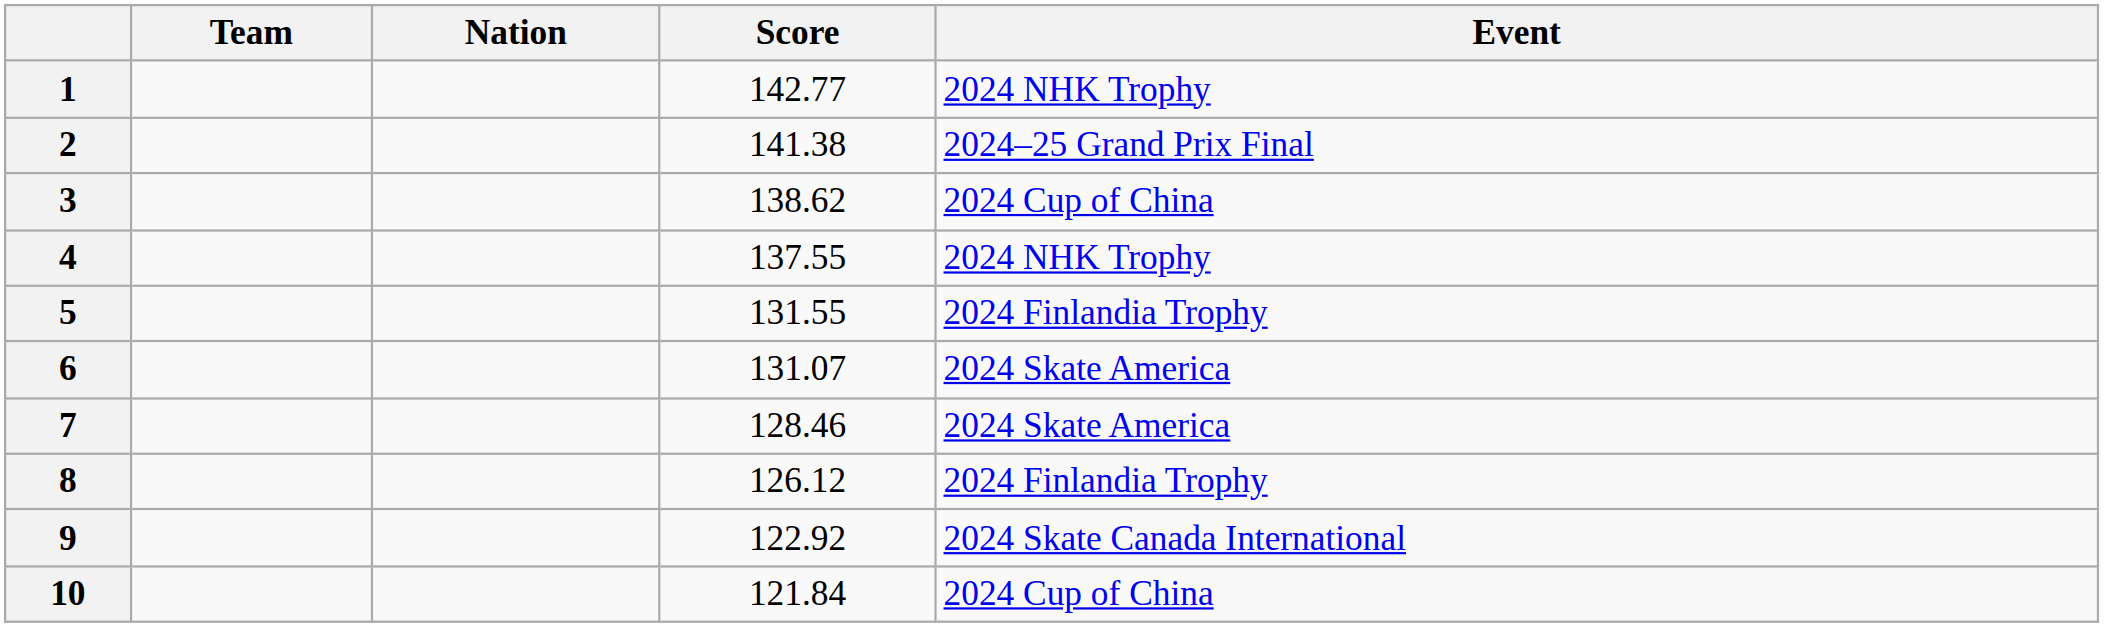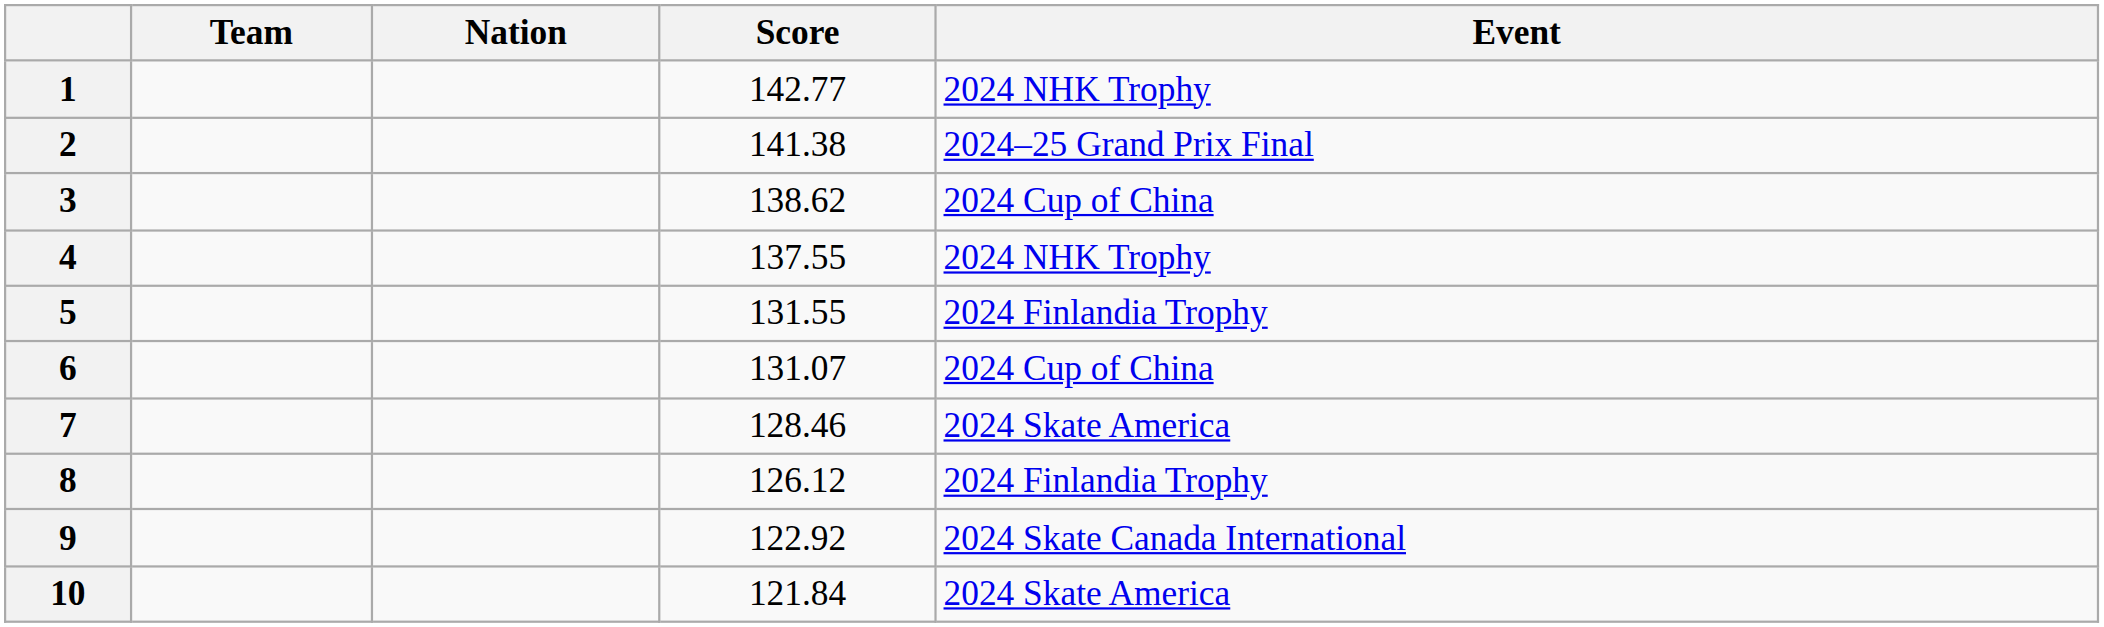(1087, 369) 2024 Skate America -> (1079, 369) 2024 Cup of China
(1079, 593) 2024 Cup of China -> (1087, 593) 2024 Skate America
